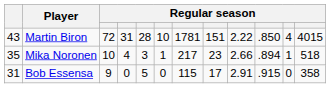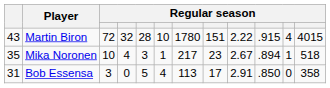(127, 37) 31 -> (127, 37) 32
(187, 37) 1781 -> (187, 37) 1780
(269, 37) .850 -> (269, 37) .915
(241, 55) 2.66 -> (241, 55) 2.67
(109, 73) 9 -> (109, 73) 3
(163, 73) 0 -> (163, 73) 4
(187, 73) 115 -> (187, 73) 113
(269, 73) .915 -> (269, 73) .850
